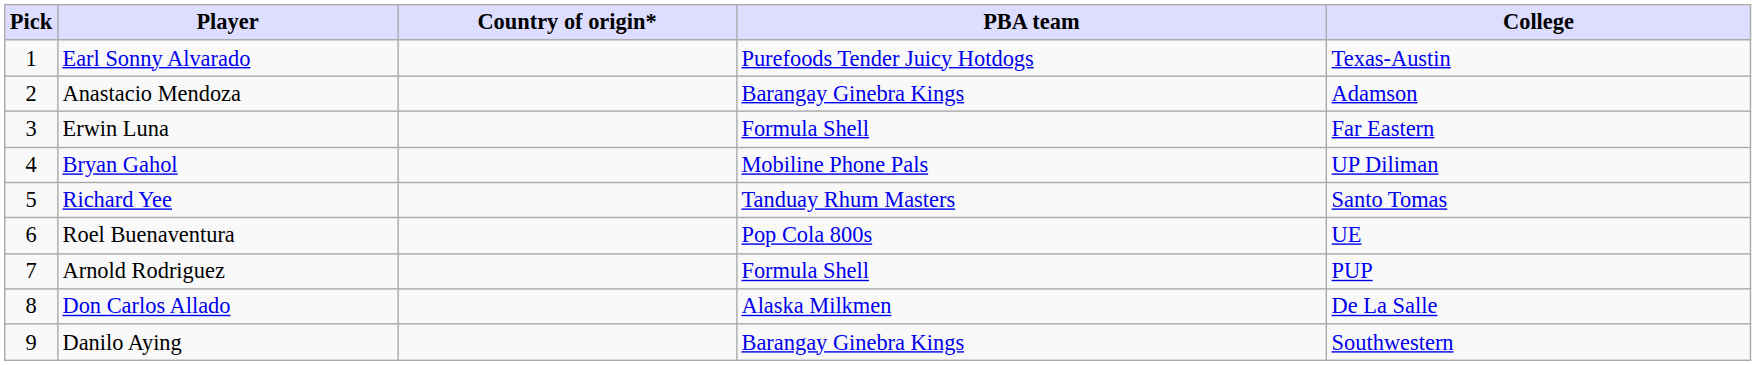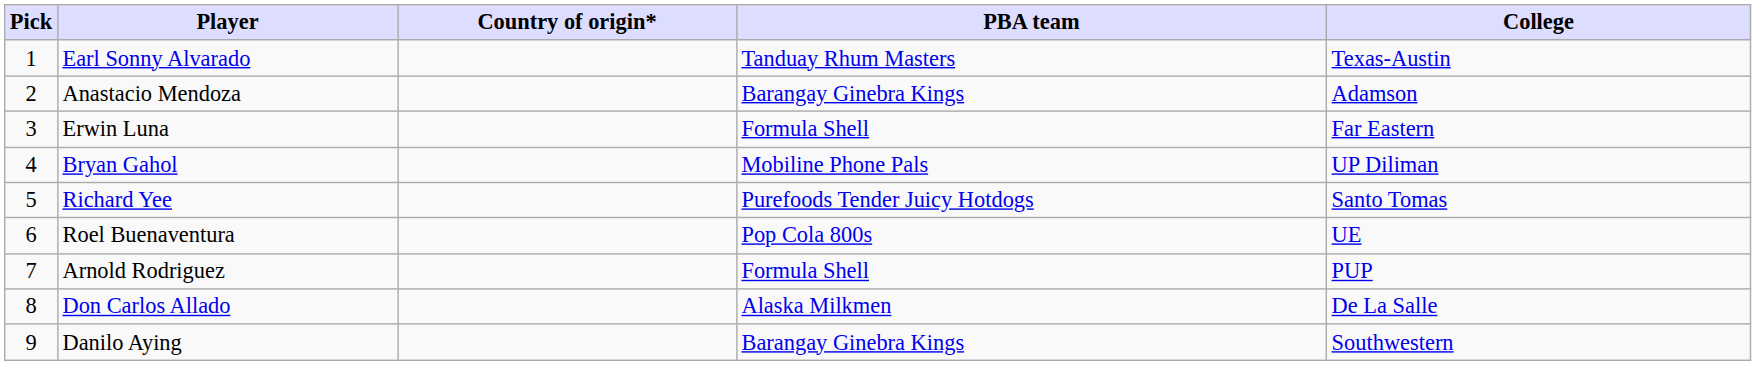(888, 57) Purefoods Tender Juicy Hotdogs -> (848, 57) Tanduay Rhum Masters
(848, 199) Tanduay Rhum Masters -> (888, 199) Purefoods Tender Juicy Hotdogs
